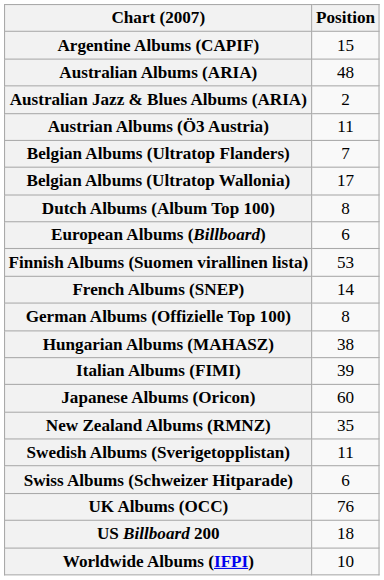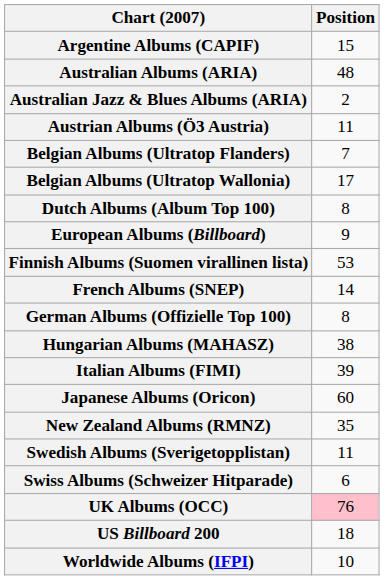(346, 235) 6 -> (346, 235) 9
(346, 506) no background -> (346, 506) pink background
